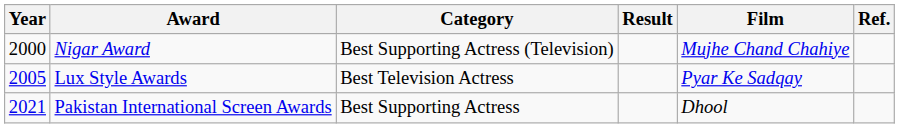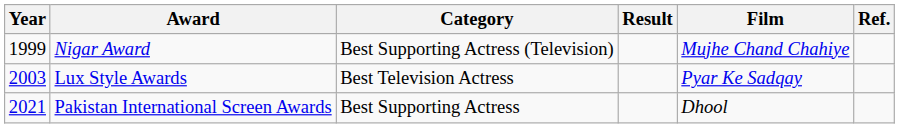(27, 48) 2000 -> (27, 48) 1999
(27, 78) 2005 -> (27, 78) 2003
